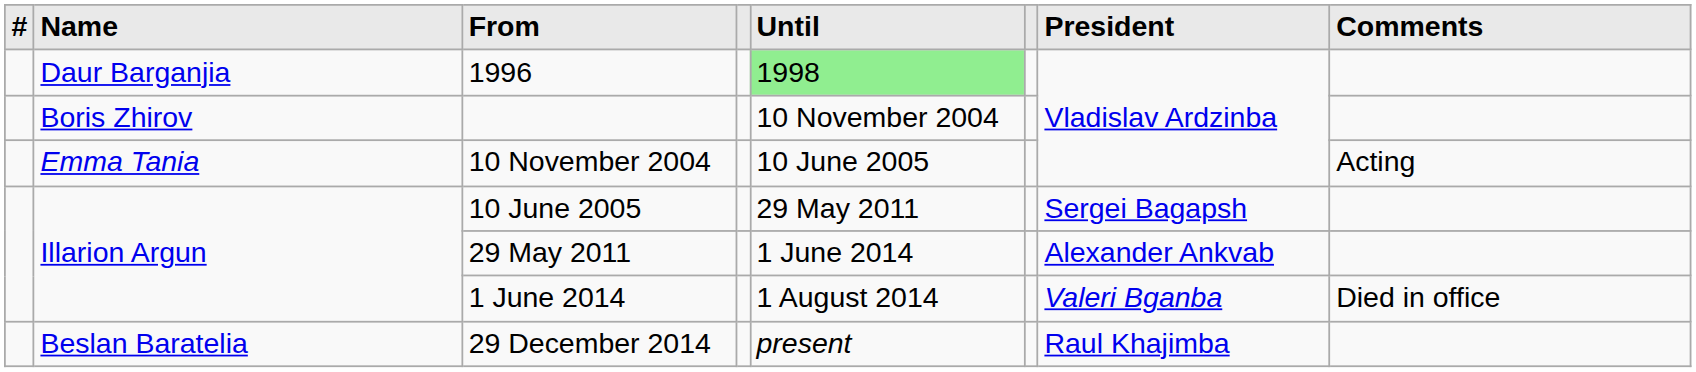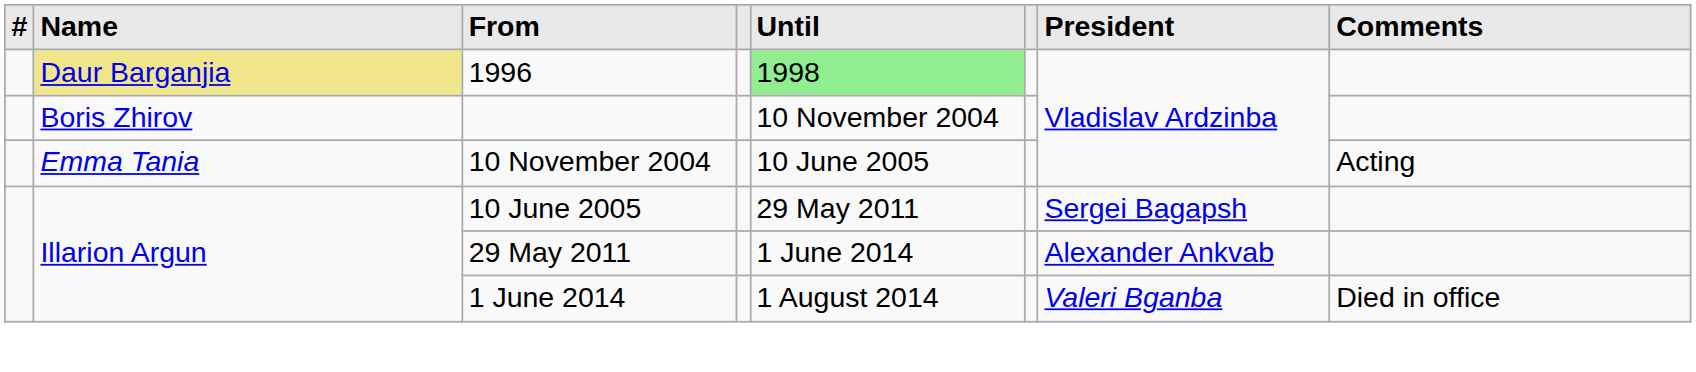(135, 72) no background -> (135, 72) khaki background
- row: (590, 343)
